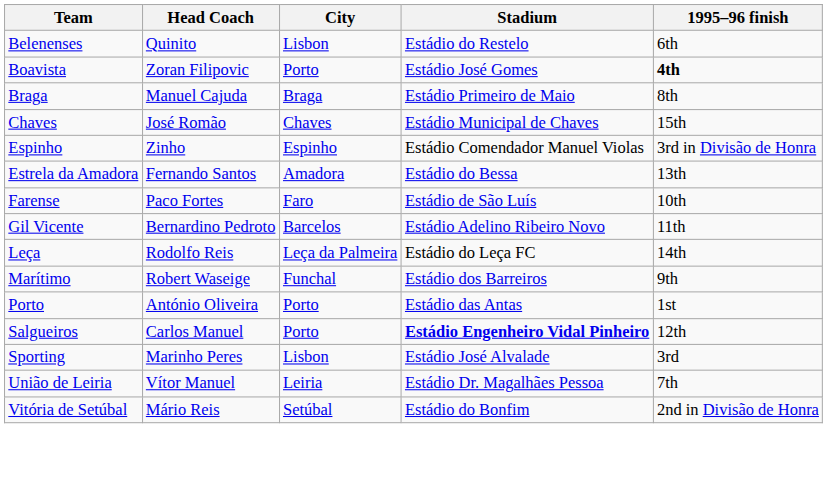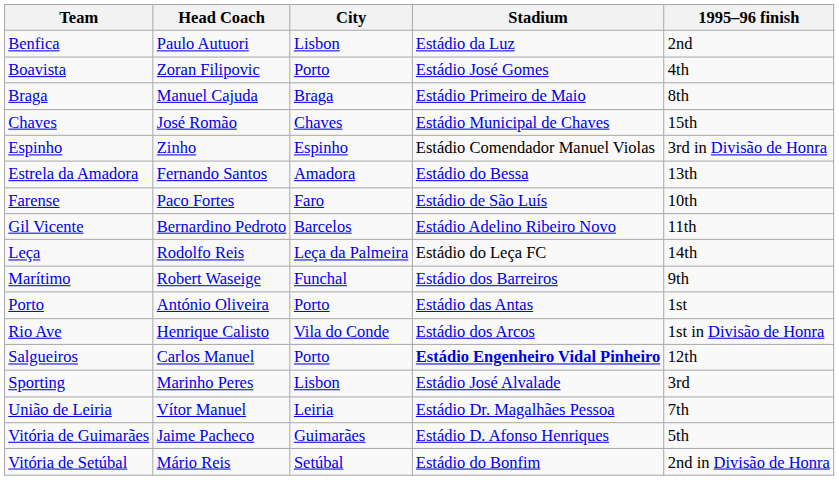- row: (45, 43)
+ row: (34, 43)
(668, 69) bold -> (678, 69) normal
+ row: (35, 331)
+ row: (79, 435)
